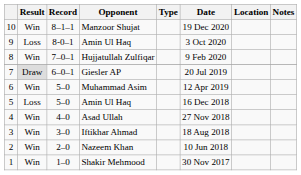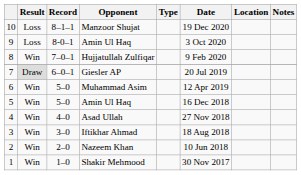(32, 27) Win -> (32, 27) Loss
(32, 102) Loss -> (32, 102) Win
